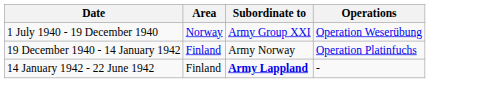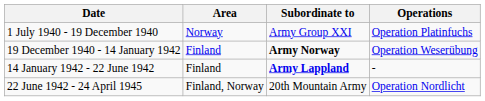(369, 31) Operation Weserübung -> (422, 31) Operation Platinfuchs
(262, 50) normal -> (304, 50) bold
(366, 50) Operation Platinfuchs -> (425, 50) Operation Weserübung
+ row: (75, 86)
